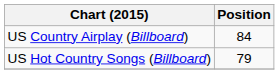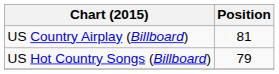(244, 36) 84 -> (244, 36) 81
